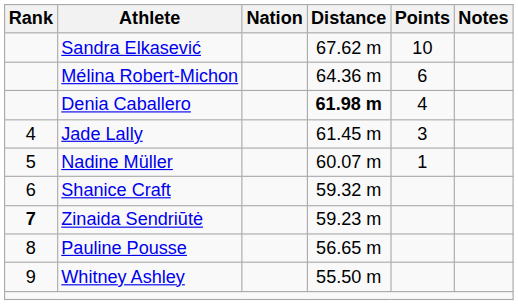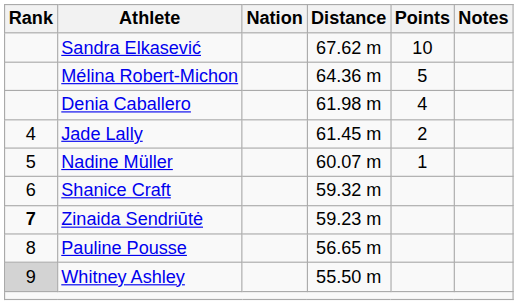(422, 76) 6 -> (422, 76) 5
(349, 104) bold -> (349, 104) normal
(422, 133) 3 -> (422, 133) 2
(31, 276) no background -> (31, 276) lightgrey background
